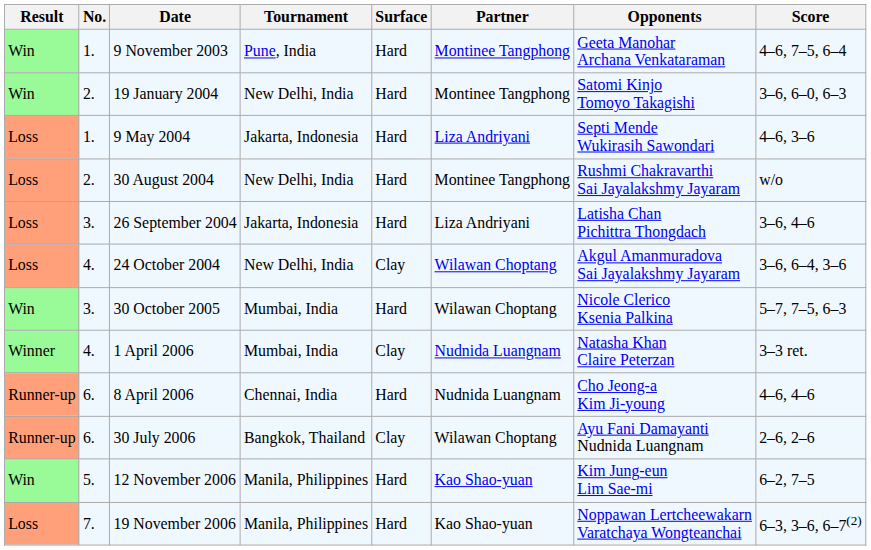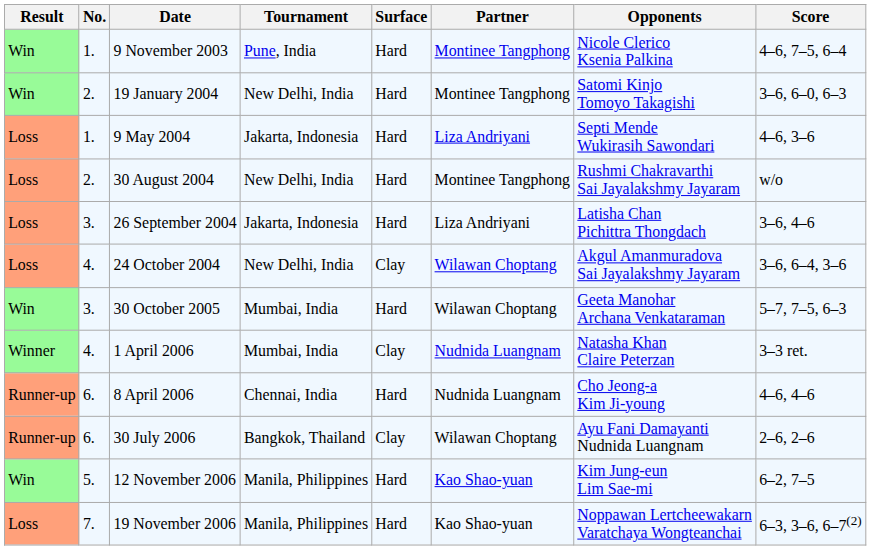(651, 51) Geeta Manohar Archana Venkataraman -> (625, 51) Nicole Clerico Ksenia Palkina
(625, 308) Nicole Clerico Ksenia Palkina -> (651, 308) Geeta Manohar Archana Venkataraman
